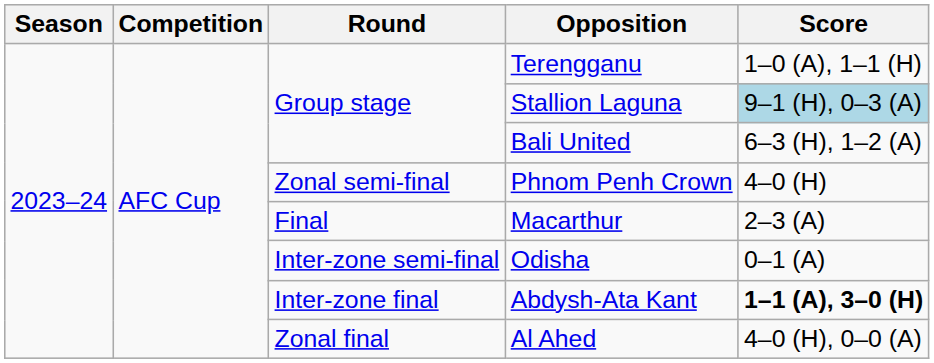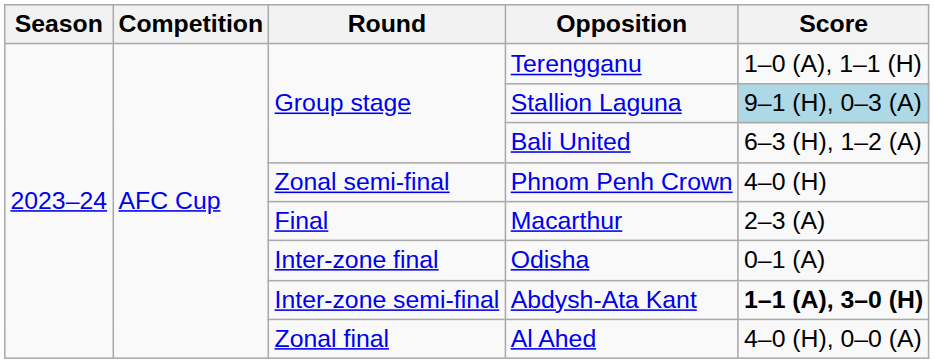(387, 260) Inter-zone semi-final -> (357, 260) Inter-zone final
(357, 299) Inter-zone final -> (387, 299) Inter-zone semi-final
